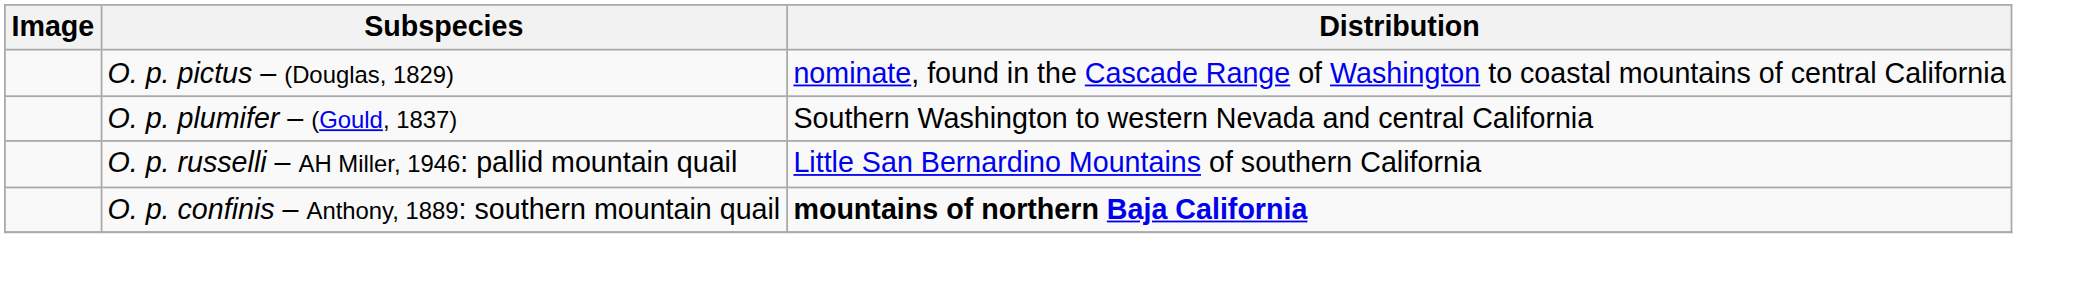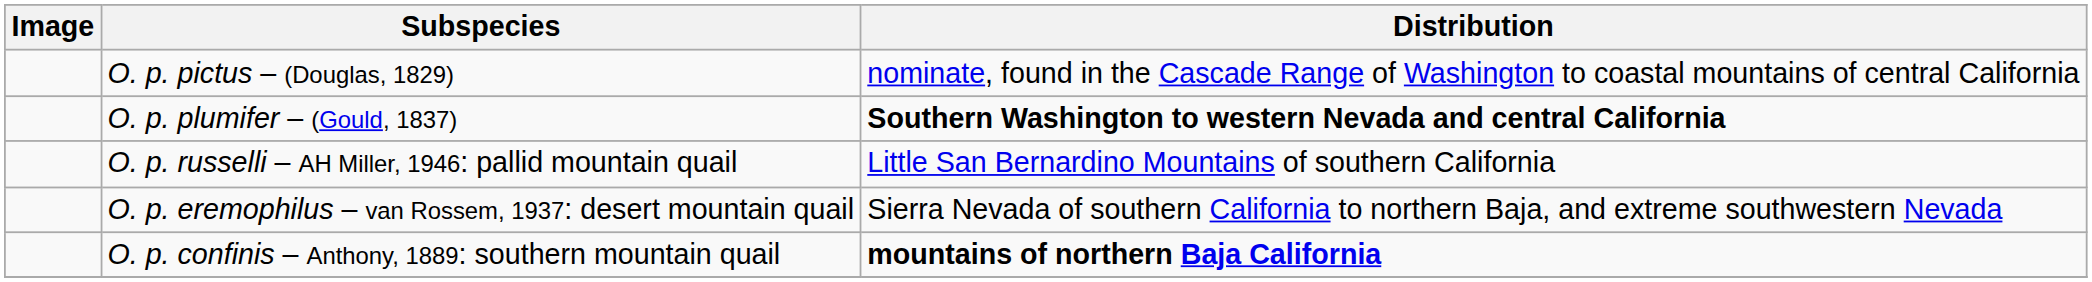(1193, 118) normal -> (1296, 118) bold
+ row: (481, 208)
